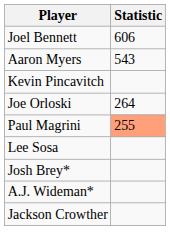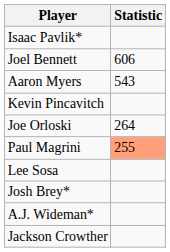+ row: (45, 37)
